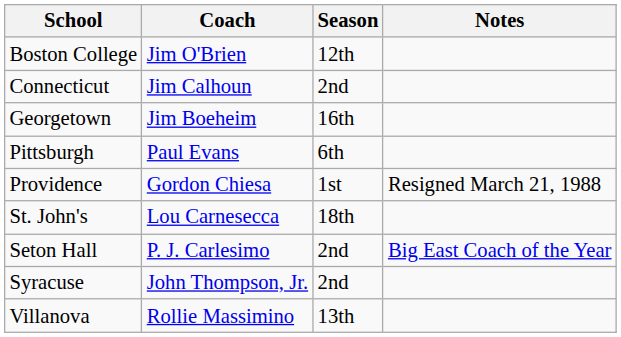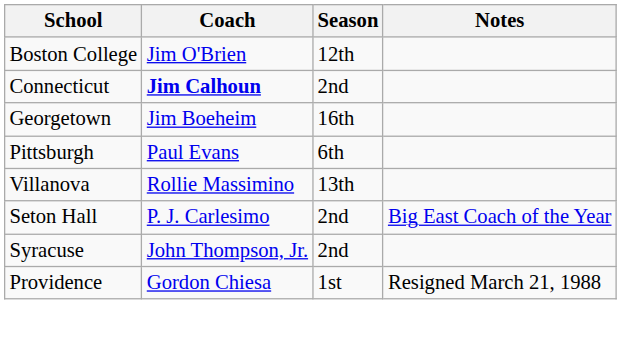(199, 86) normal -> (204, 86) bold
rows swapped: (56, 184) <-> (49, 315)
- row: (49, 217)
